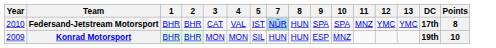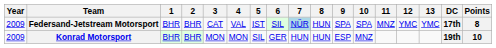+ column: (278, 10)
(15, 24) 2010 -> (15, 24) 2009
